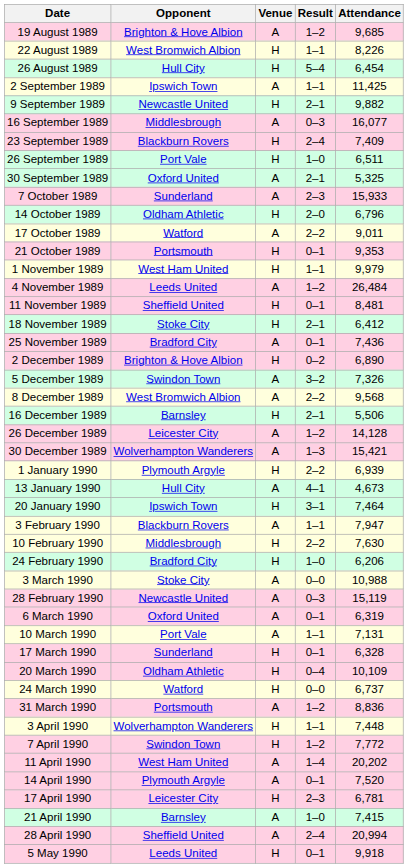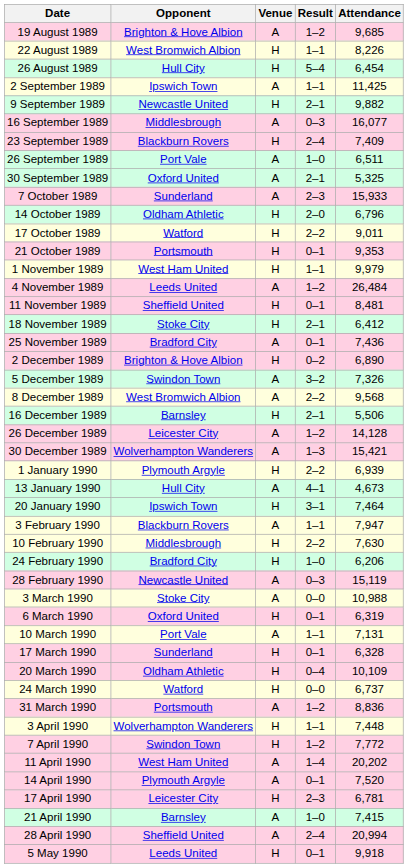(275, 159) H -> (275, 159) A
(275, 232) A -> (275, 232) H
rows swapped: (58, 598) <-> (58, 580)
(275, 616) A -> (275, 616) H
